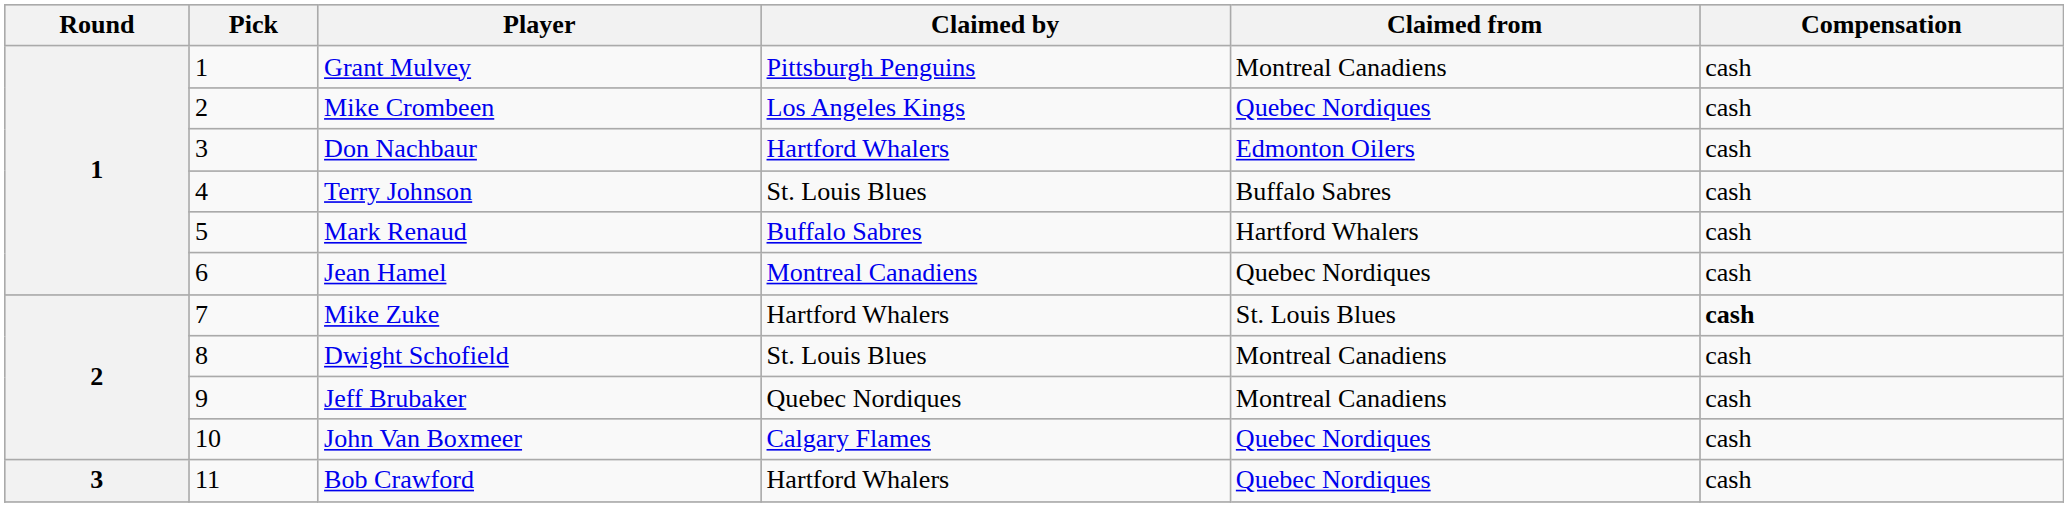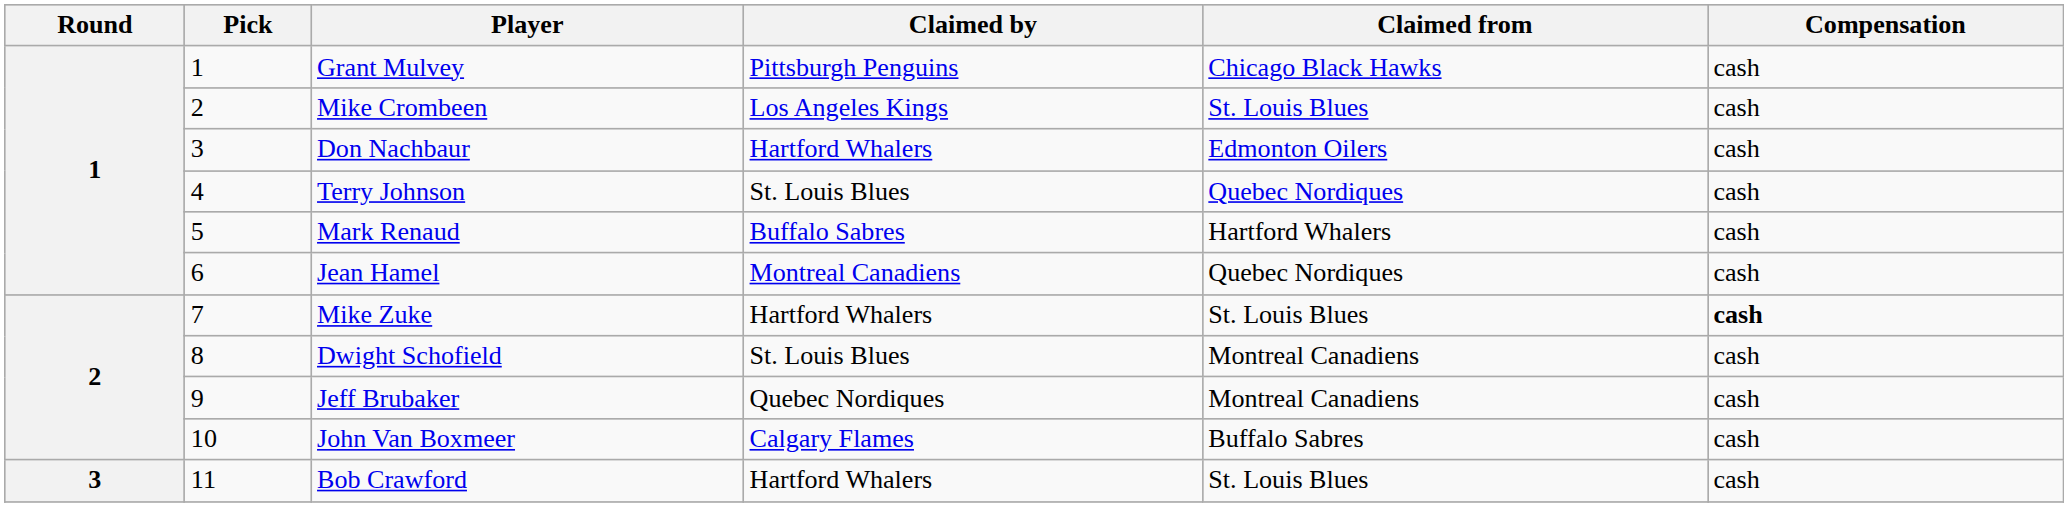(1341, 66) Montreal Canadiens -> (1325, 66) Chicago Black Hawks
(1333, 107) Quebec Nordiques -> (1288, 107) St. Louis Blues
(1314, 190) Buffalo Sabres -> (1306, 190) Quebec Nordiques
(1333, 438) Quebec Nordiques -> (1286, 438) Buffalo Sabres
(1333, 480) Quebec Nordiques -> (1288, 480) St. Louis Blues
